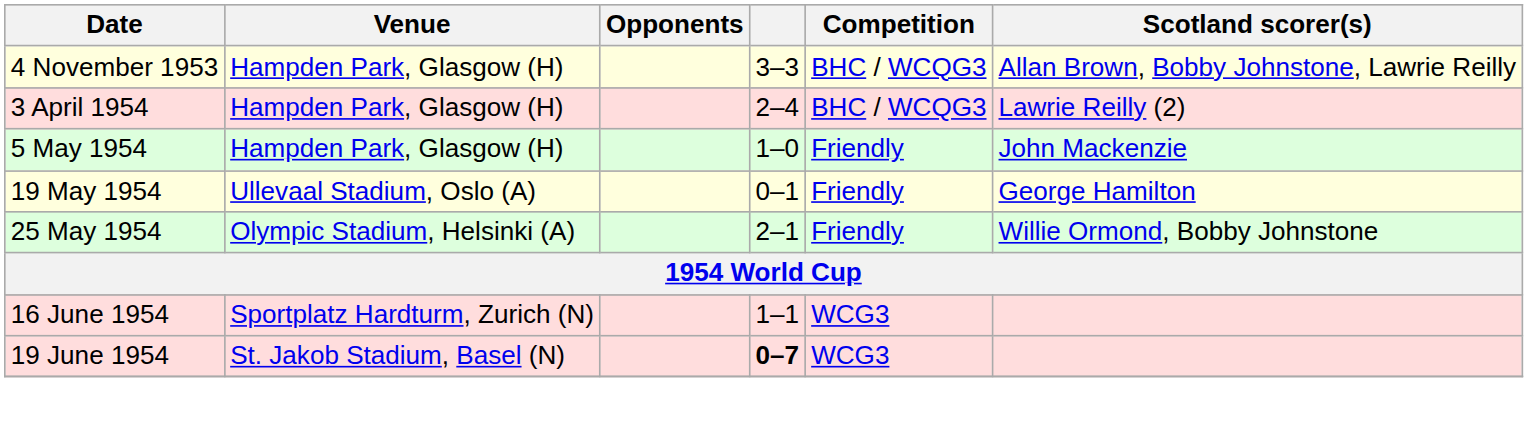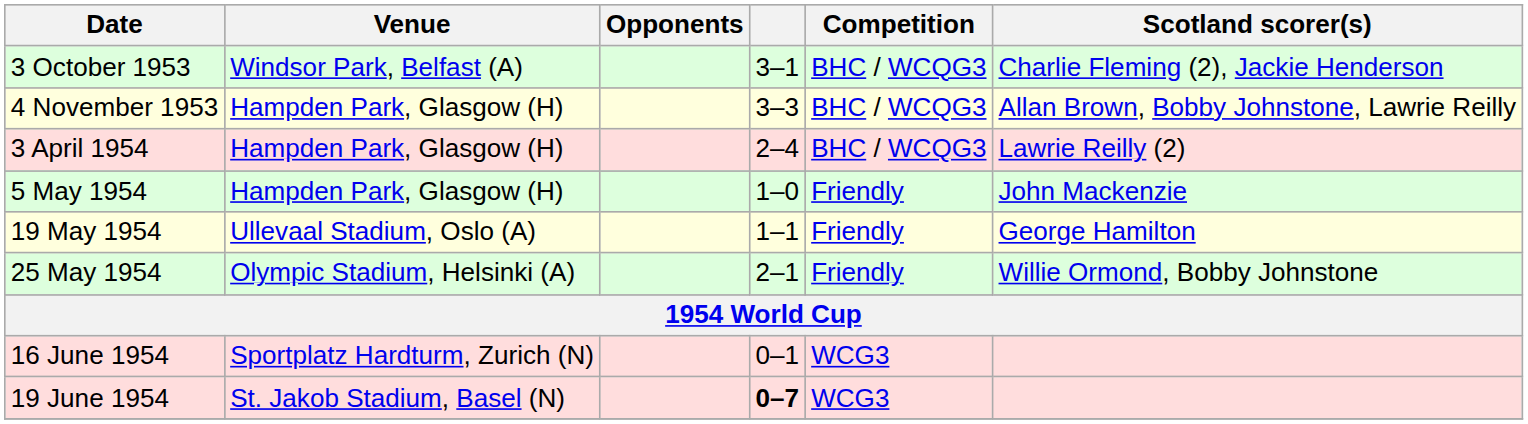+ row: (101, 66)
(777, 190) 0–1 -> (777, 231) 1–1
(777, 314) 1–1 -> (777, 356) 0–1
